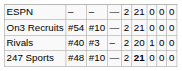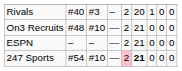rows swapped: (20, 12) <-> (20, 43)
(76, 27) #54 -> (76, 27) #48
(76, 58) #48 -> (76, 58) #54
(127, 58) no background -> (127, 58) pink background
